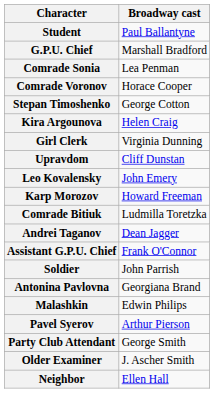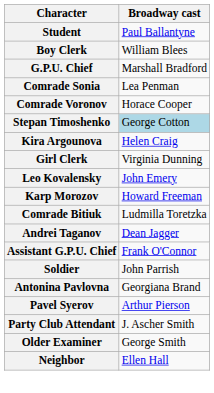+ row: (62, 50)
(156, 104) no background -> (156, 123) lightblue background
- row: (62, 159)
- row: (62, 305)
(154, 342) George Smith -> (158, 324) J. Ascher Smith
(158, 360) J. Ascher Smith -> (154, 342) George Smith
